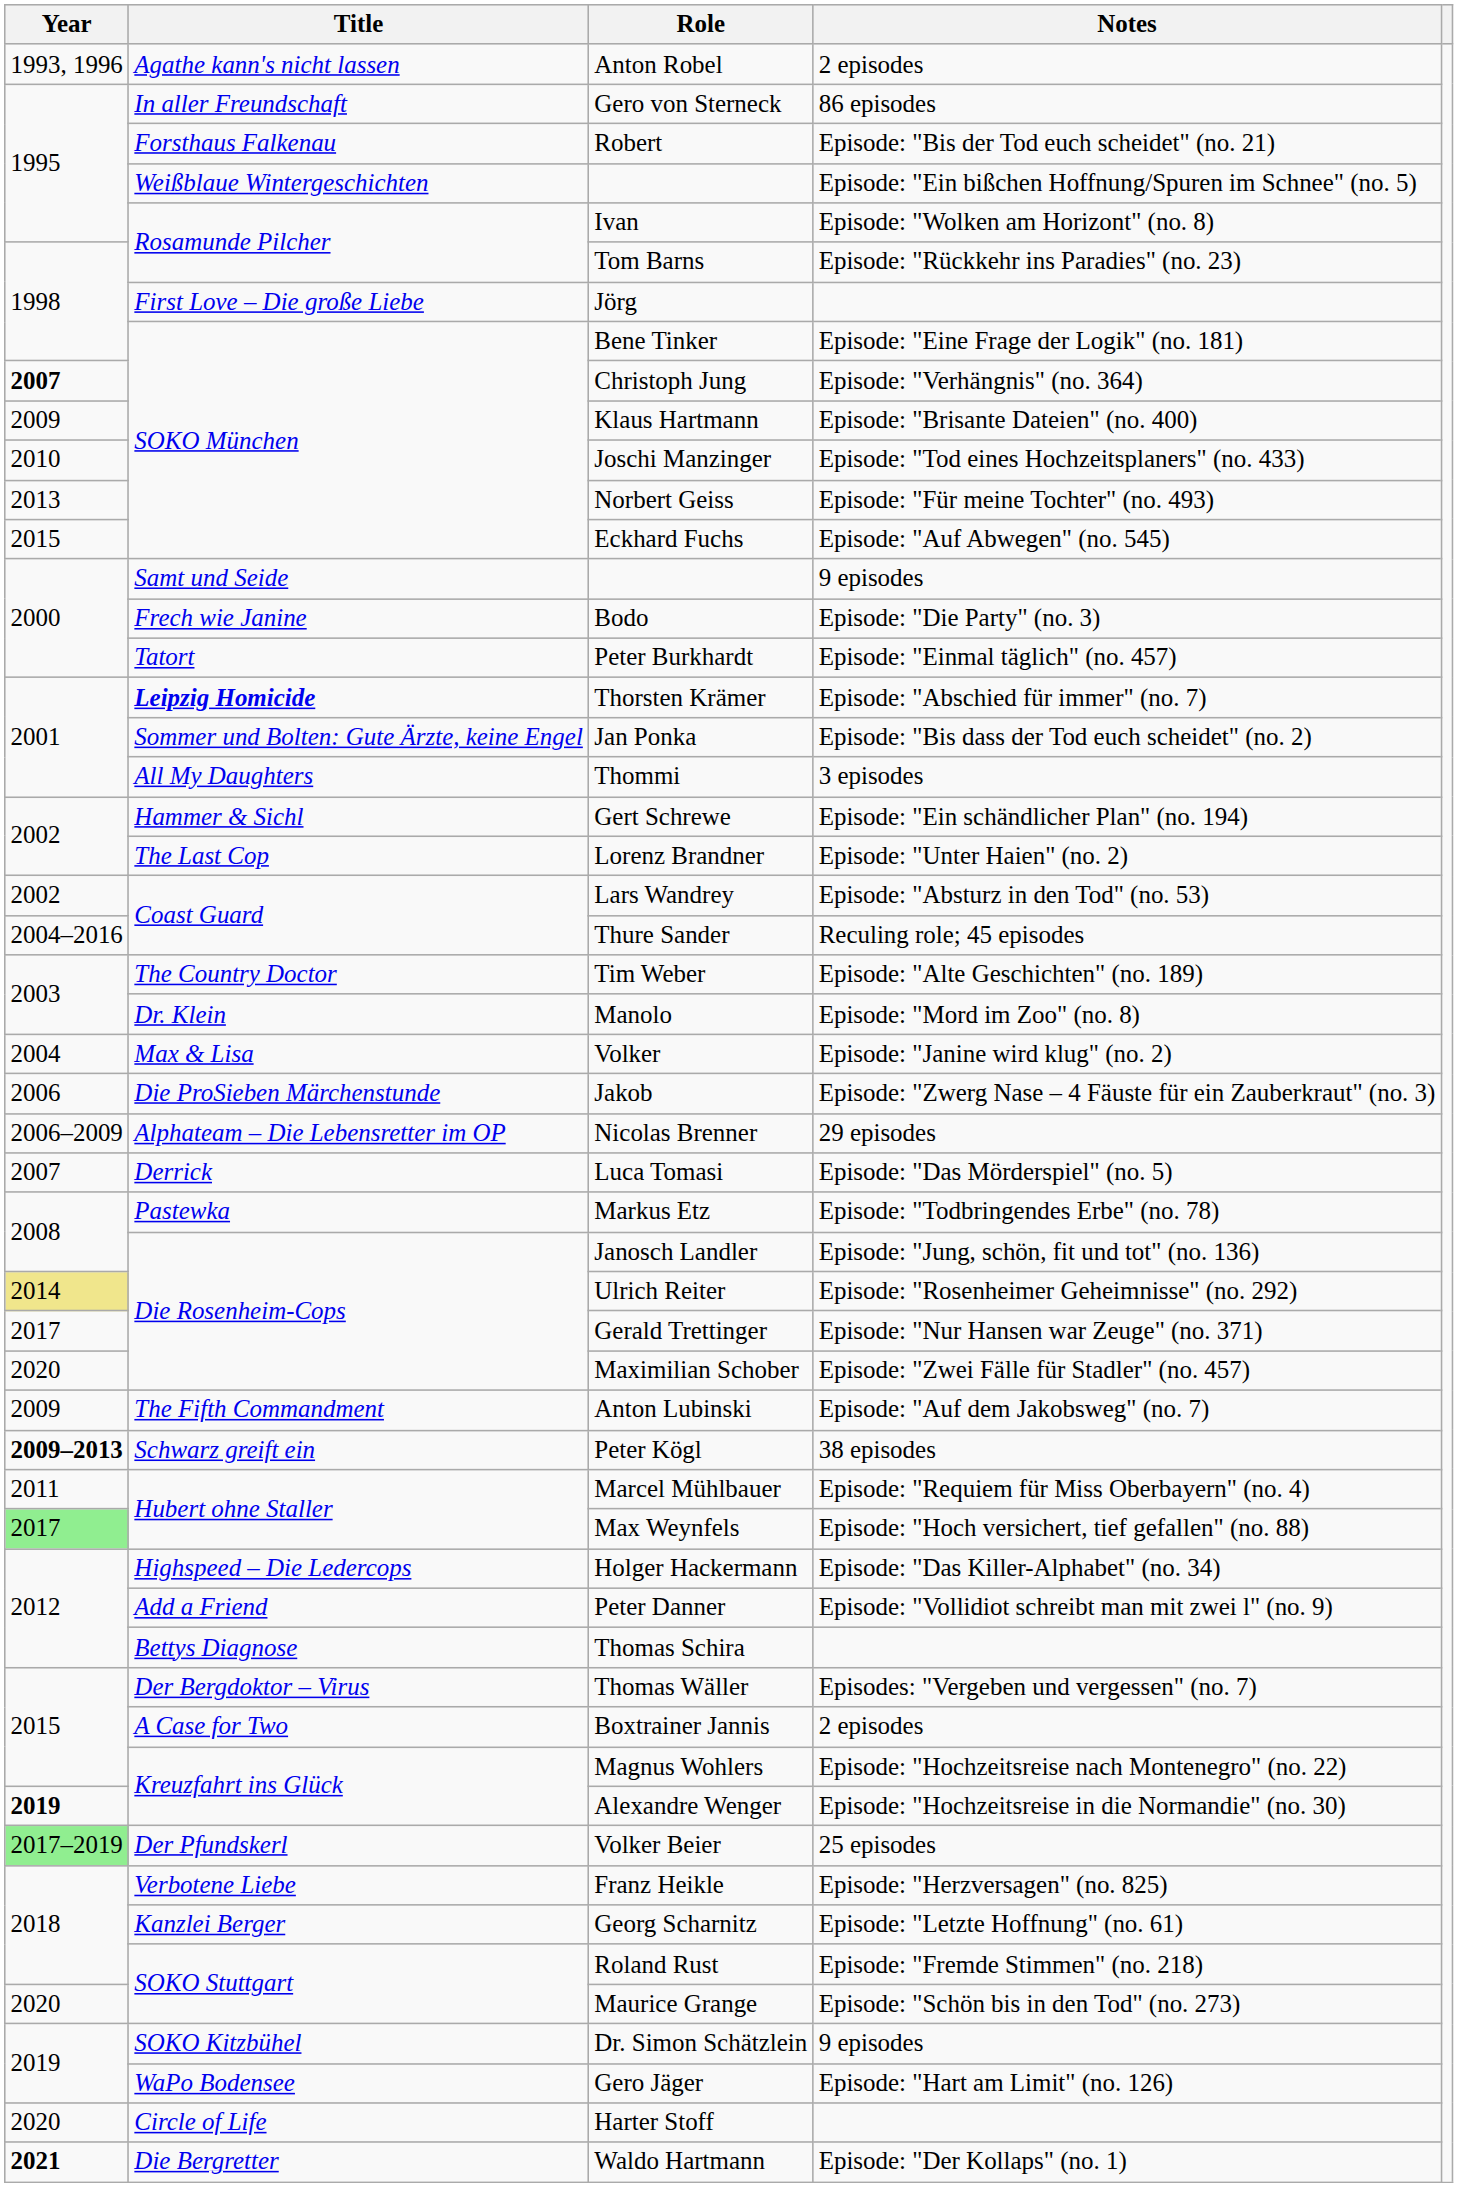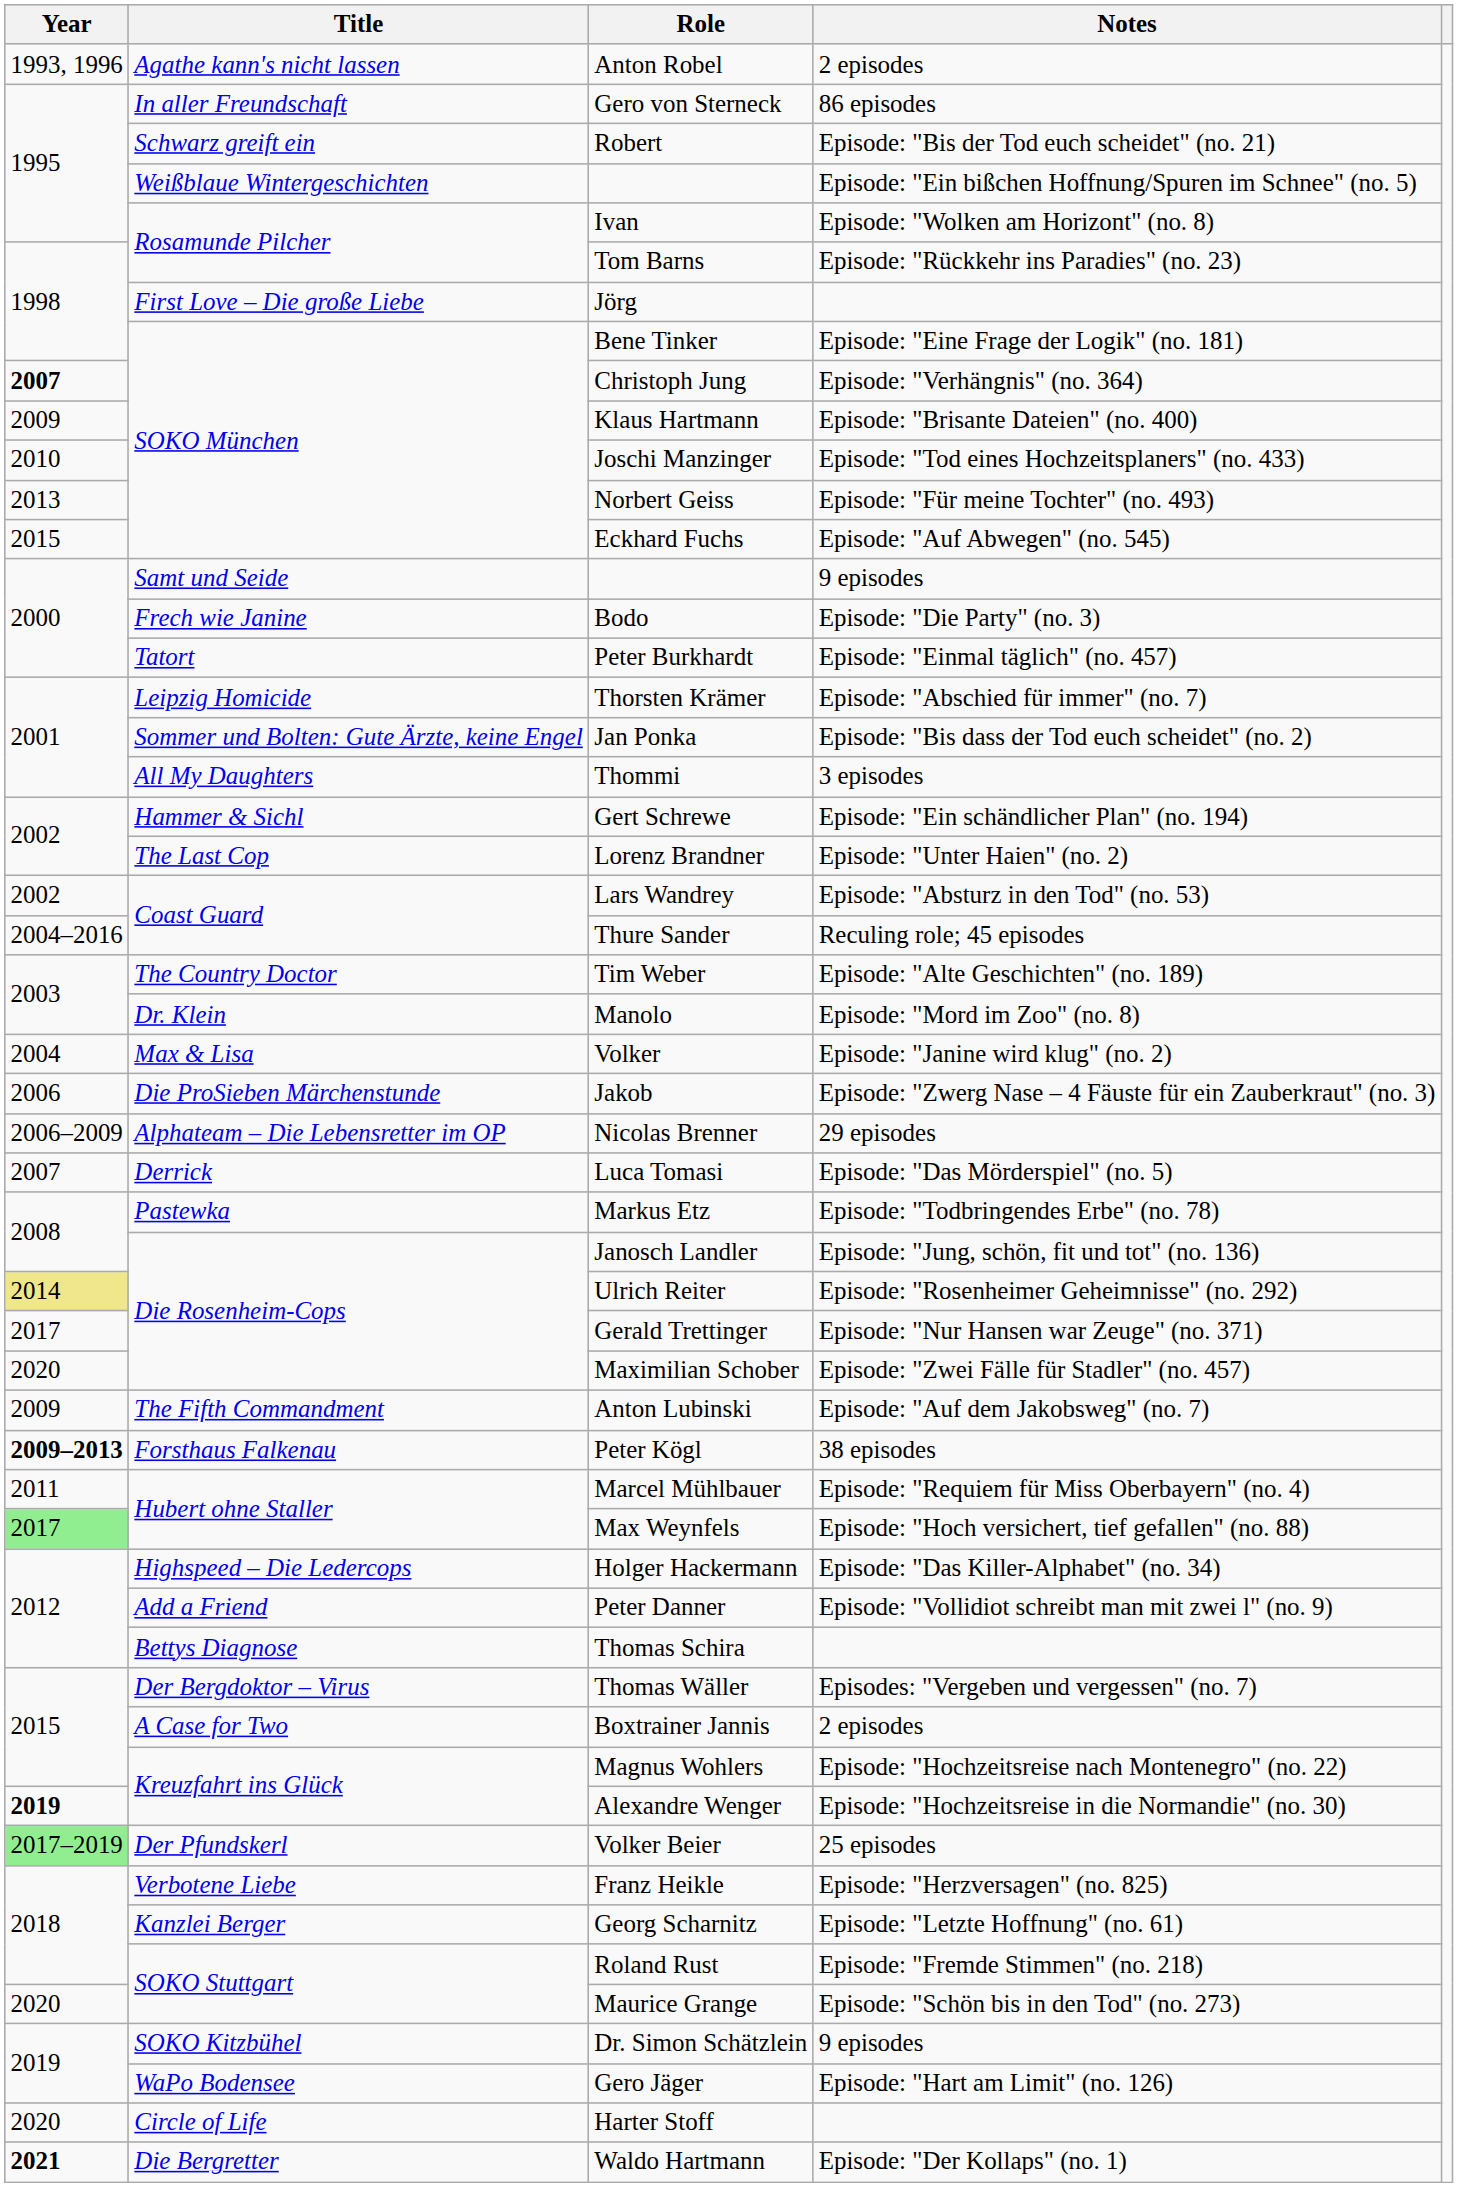(235, 143) Forsthaus Falkenau -> (225, 143) Schwarz greift ein
(225, 697) bold -> (223, 697) normal
(225, 1449) Schwarz greift ein -> (235, 1449) Forsthaus Falkenau
